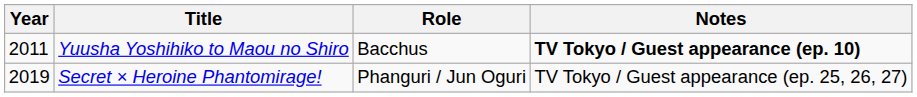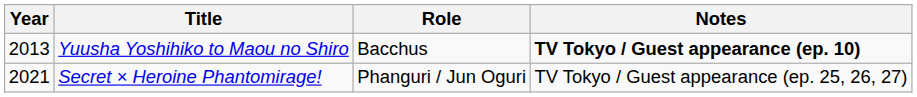(29, 48) 2011 -> (29, 48) 2013
(29, 77) 2019 -> (29, 77) 2021
